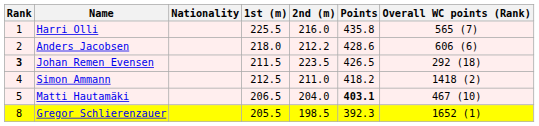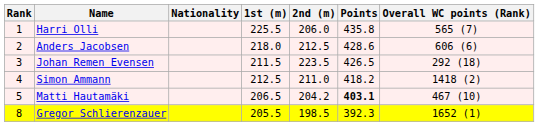(314, 30) 216.0 -> (314, 30) 206.0
(314, 46) 212.2 -> (314, 46) 212.5
(19, 63) bold -> (19, 63) normal
(314, 96) 204.0 -> (314, 96) 204.2
